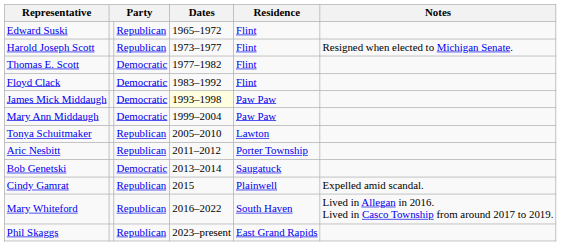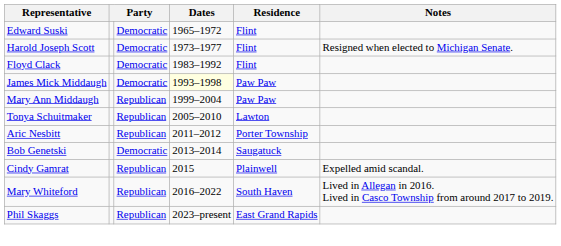(141, 30) Republican -> (142, 30) Democratic
(141, 47) Republican -> (142, 47) Democratic
- row: (43, 64)
(142, 116) Democratic -> (141, 99) Republican
